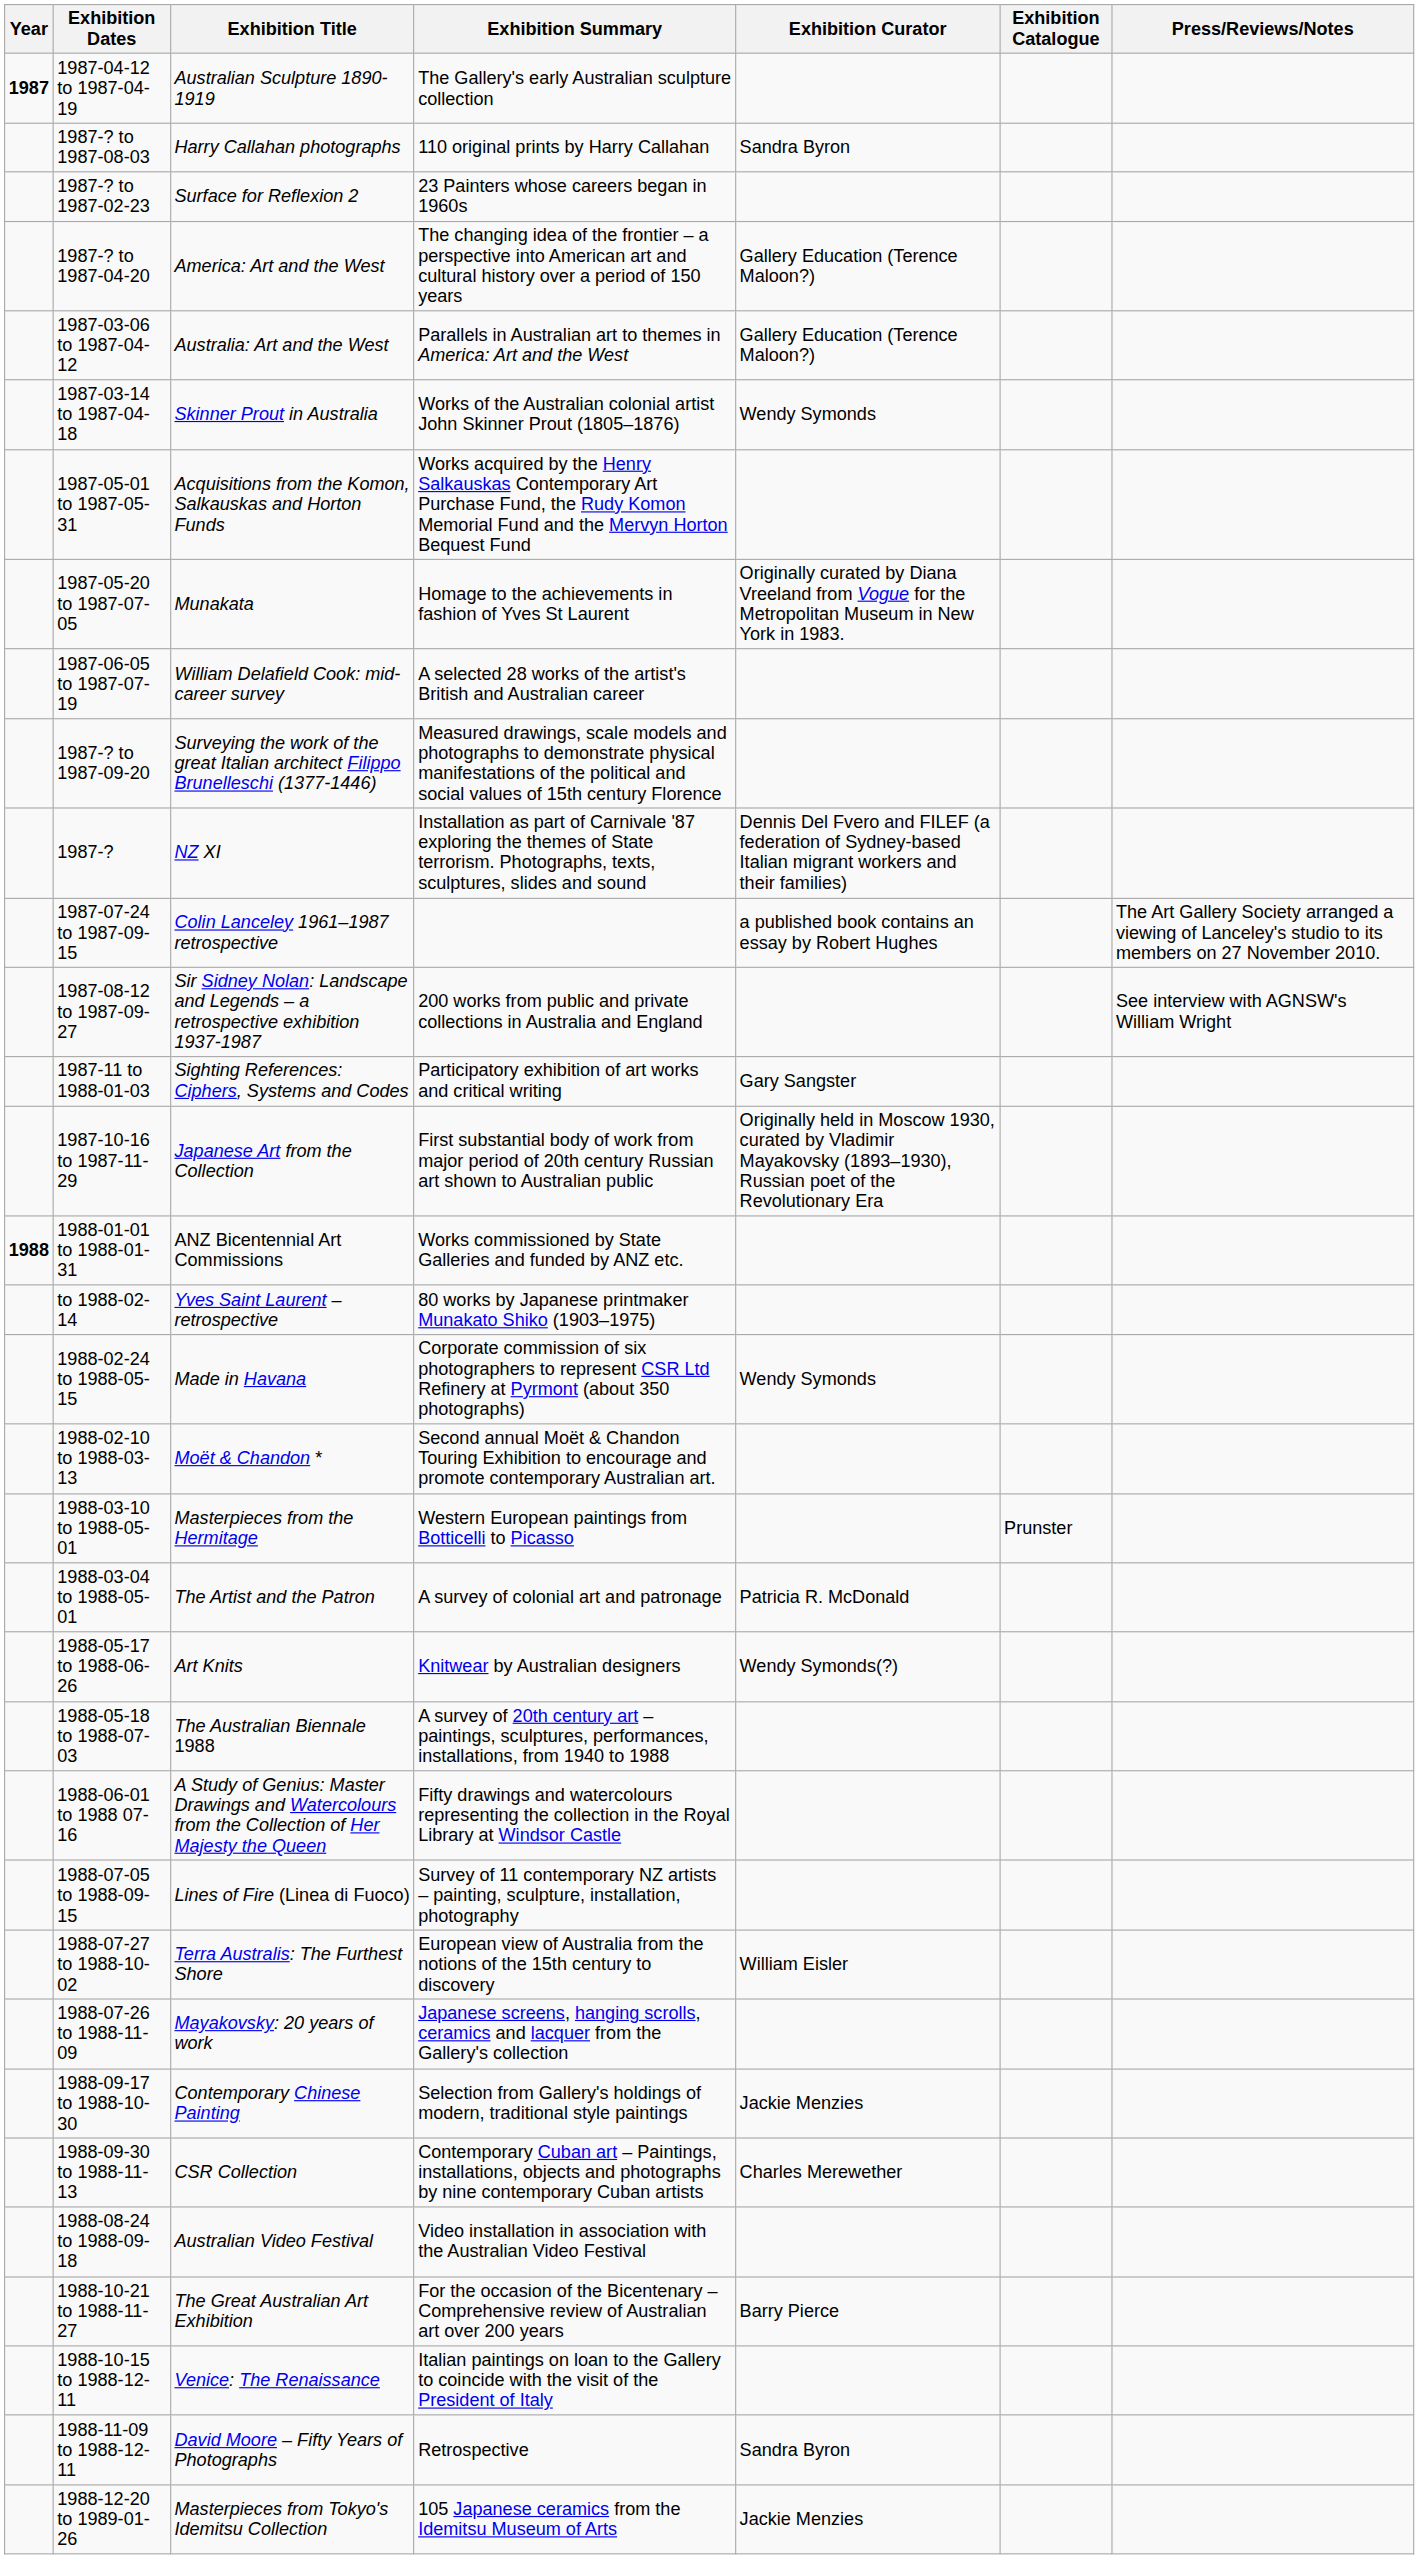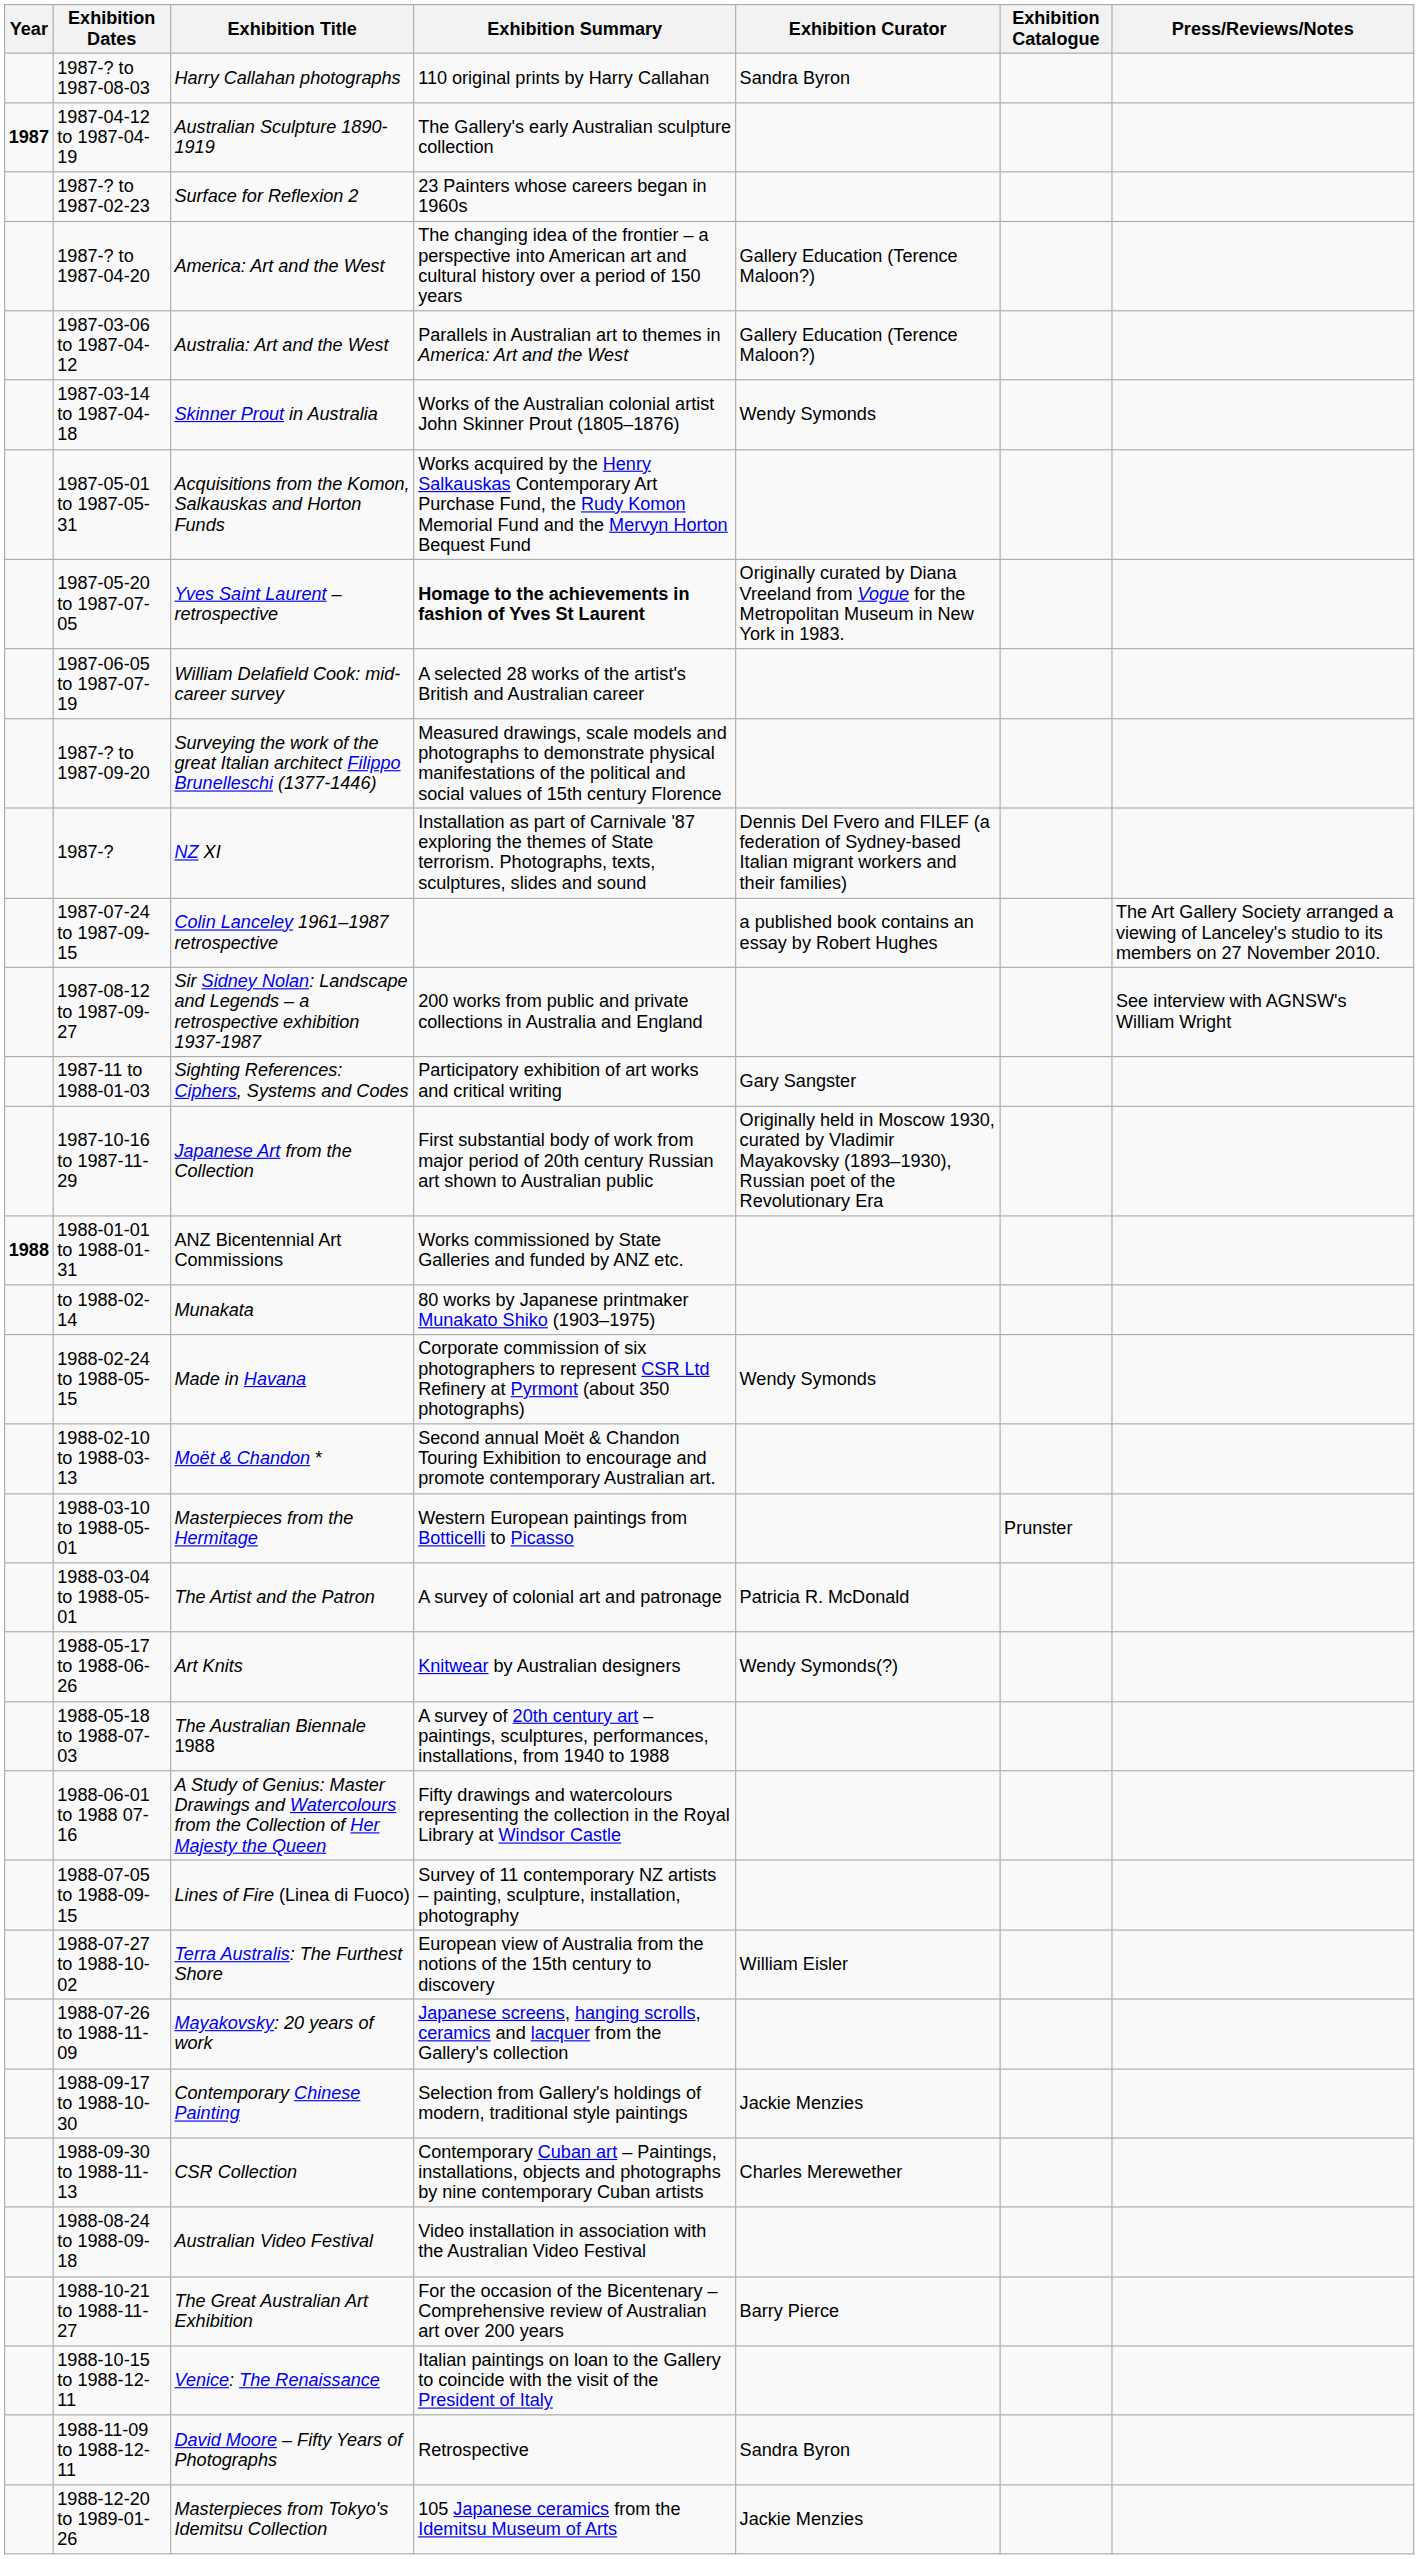rows swapped: (104, 88) <-> (104, 147)
(214, 604) Munakata -> (258, 604) Yves Saint Laurent – retrospective
(545, 604) normal -> (554, 604) bold
(258, 1309) Yves Saint Laurent – retrospective -> (214, 1309) Munakata
